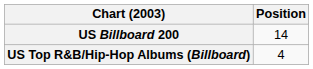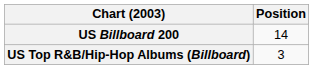(281, 54) 4 -> (281, 54) 3
